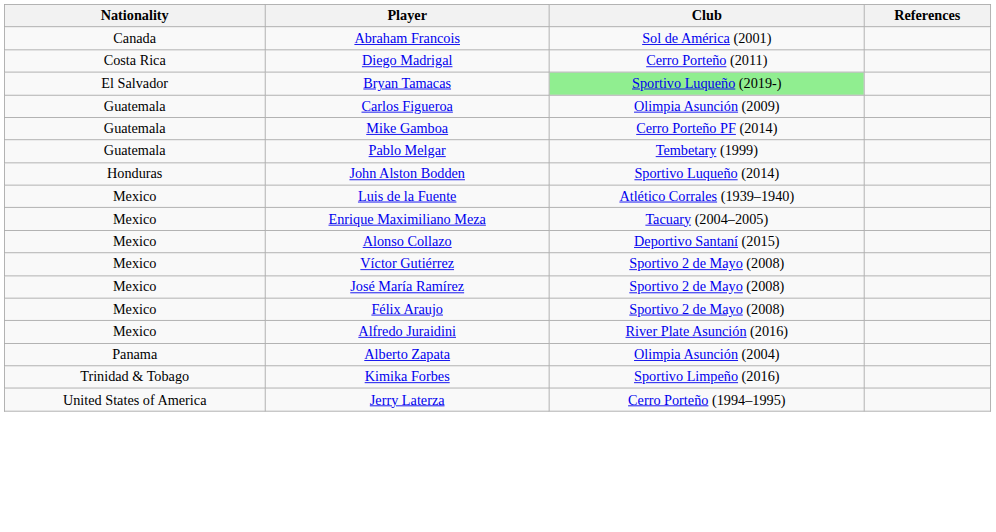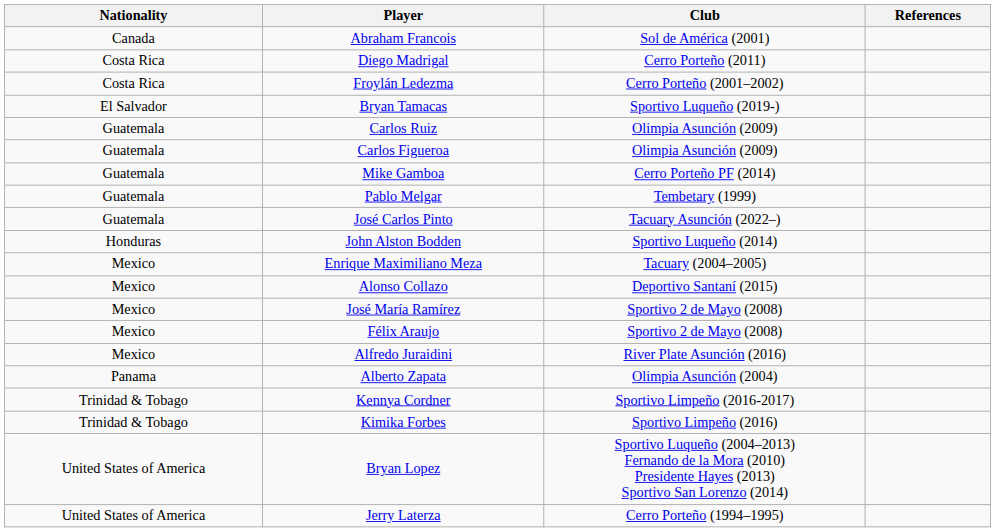+ row: (403, 83)
(707, 83) lightgreen background -> (705, 106) no background
+ row: (403, 128)
+ row: (403, 219)
- row: (407, 196)
- row: (407, 264)
+ row: (403, 399)
+ row: (403, 468)
